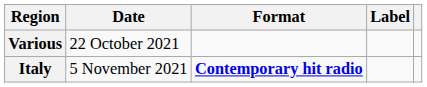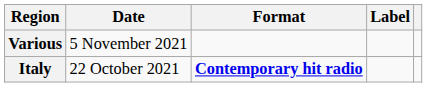(124, 43) 22 October 2021 -> (129, 43) 5 November 2021
(129, 69) 5 November 2021 -> (124, 69) 22 October 2021
